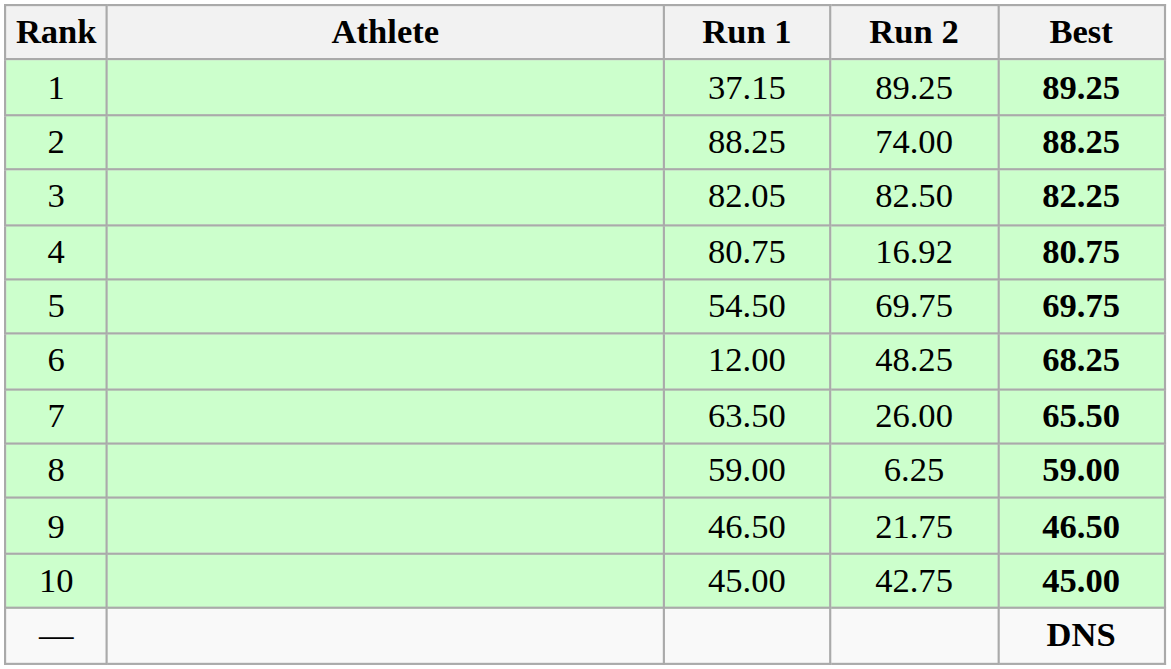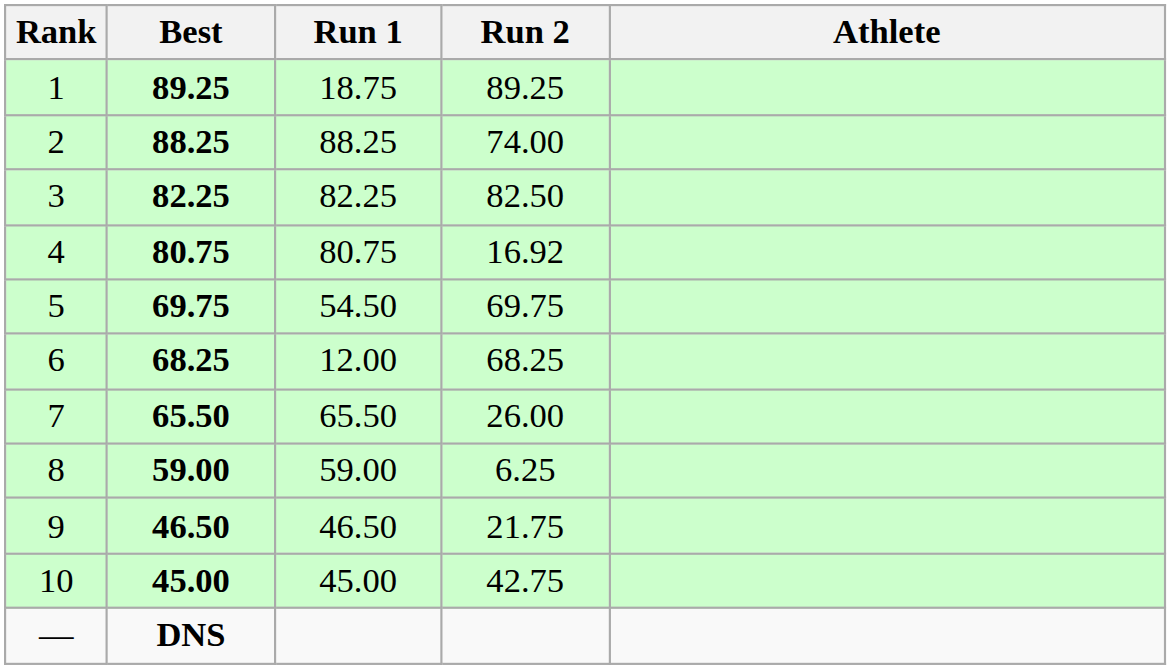columns swapped: (385, 31) <-> (1081, 31)
(747, 86) 37.15 -> (358, 86) 18.75
(747, 196) 82.05 -> (358, 196) 82.25
(914, 360) 48.25 -> (525, 360) 68.25
(747, 415) 63.50 -> (358, 415) 65.50
